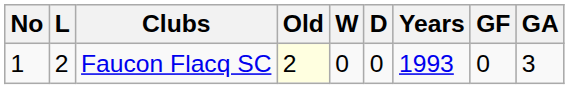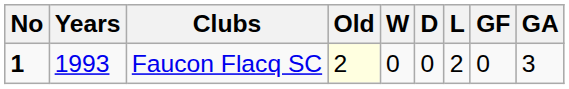columns swapped: (432, 24) <-> (62, 24)
(17, 63) normal -> (17, 63) bold
